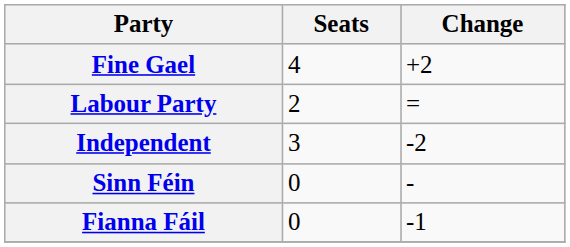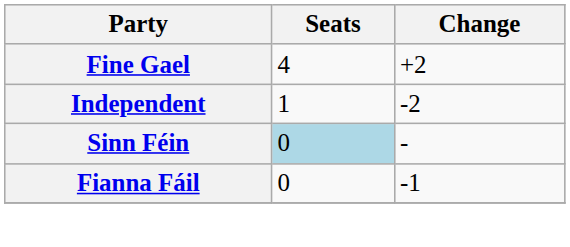- row: (143, 103)
(294, 143) 3 -> (284, 103) 1
(294, 182) no background -> (284, 143) lightblue background
